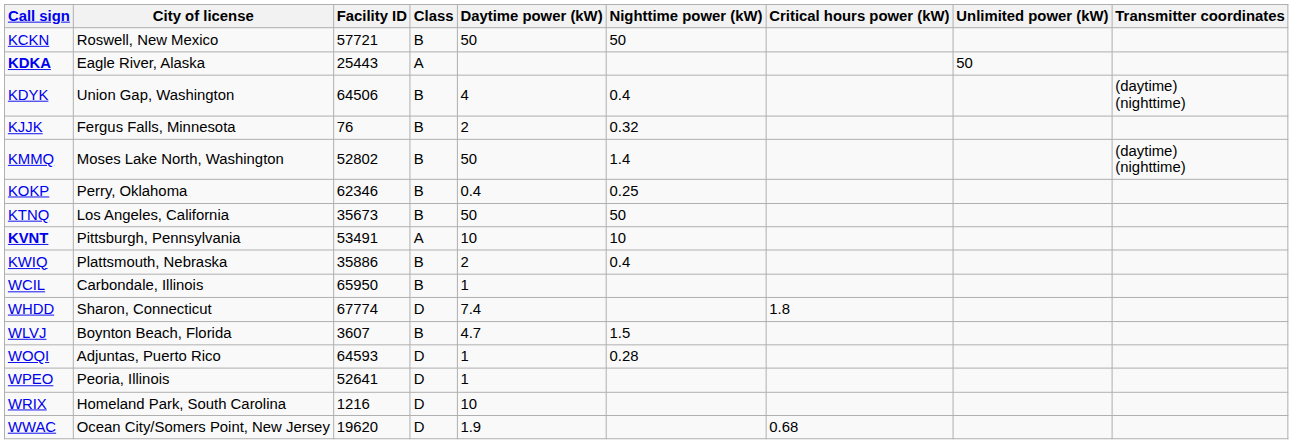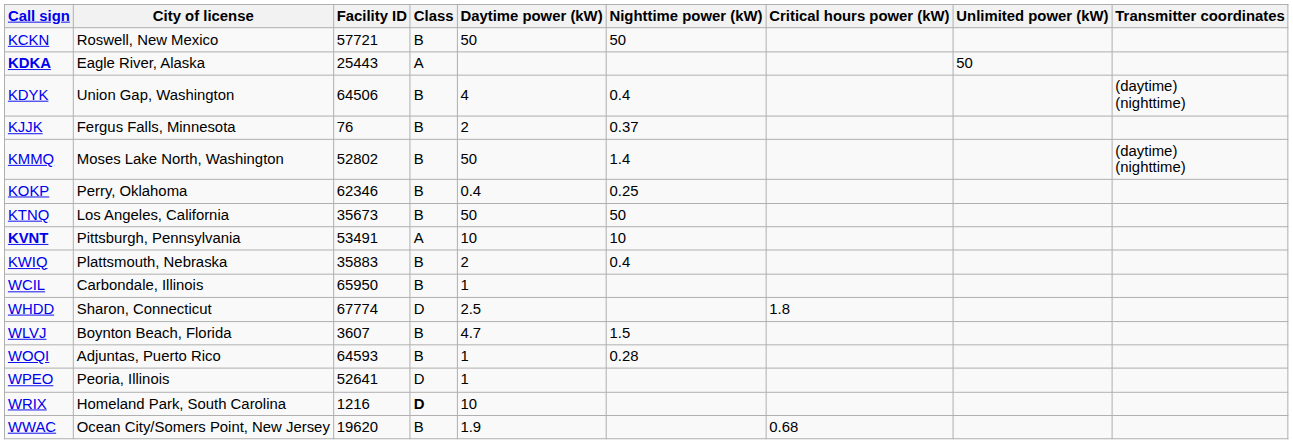(624, 127) 0.32 -> (624, 127) 0.37
(357, 262) 35886 -> (357, 262) 35883
(471, 309) 7.4 -> (471, 309) 2.5
(419, 356) D -> (419, 356) B
(419, 403) normal -> (419, 403) bold
(419, 427) D -> (419, 427) B
